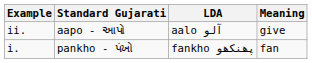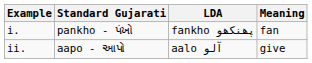rows swapped: (13, 49) <-> (17, 31)
